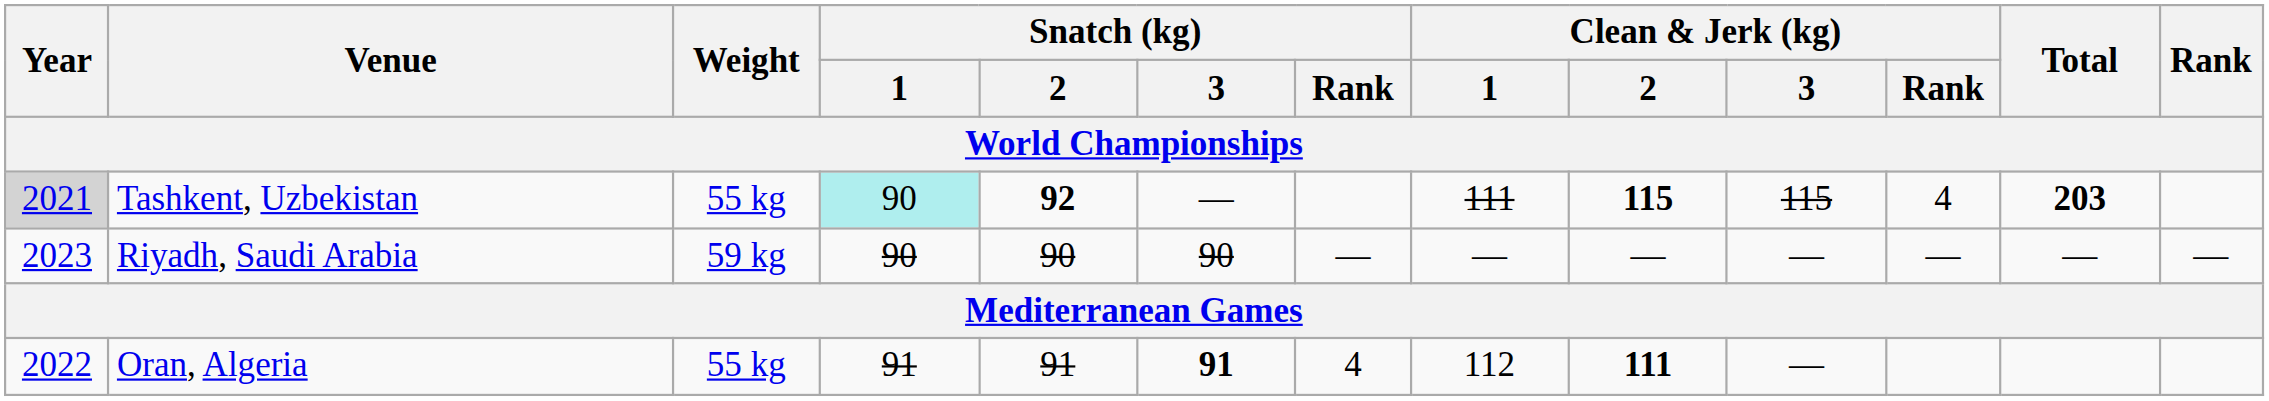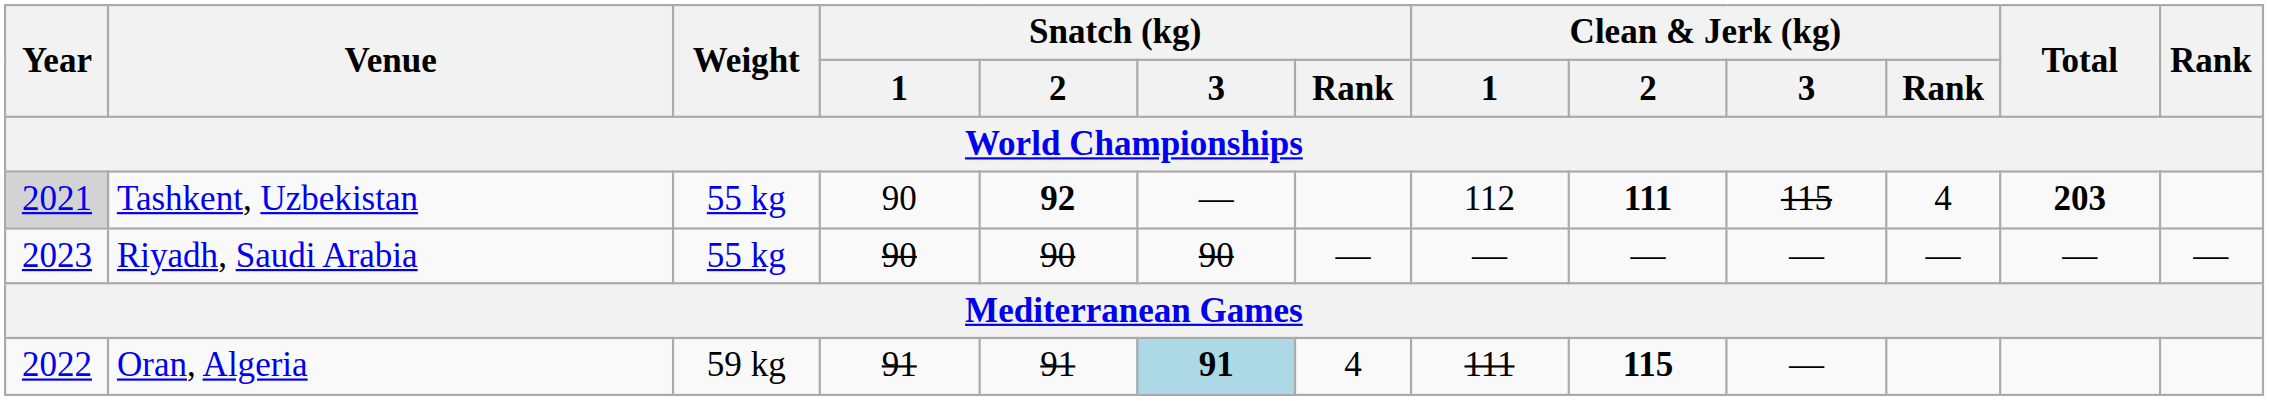(899, 198) paleturquoise background -> (899, 198) no background
(1490, 198) 111 -> (1490, 198) 112
(1648, 198) 115 -> (1648, 198) 111
(746, 254) 59 kg -> (746, 254) 55 kg
(746, 365) 55 kg -> (746, 365) 59 kg
(1216, 365) no background -> (1216, 365) lightblue background
(1490, 365) 112 -> (1490, 365) 111
(1648, 365) 111 -> (1648, 365) 115
